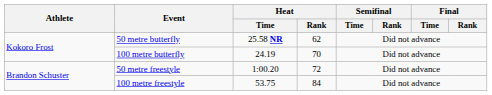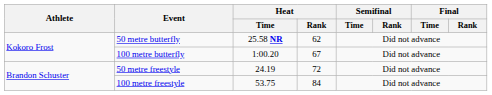(265, 54) 24.19 -> (265, 54) 1:00.20
(317, 54) 70 -> (317, 54) 67
(265, 69) 1:00.20 -> (265, 69) 24.19
